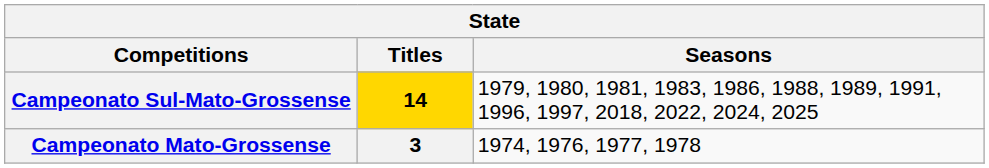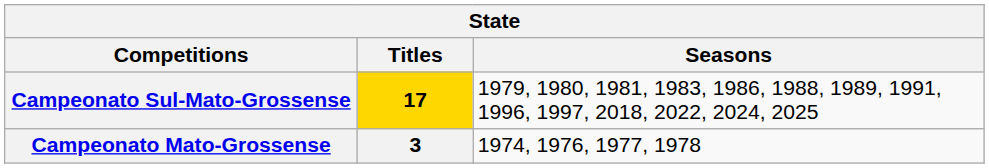(415, 100) 14 -> (415, 100) 17
